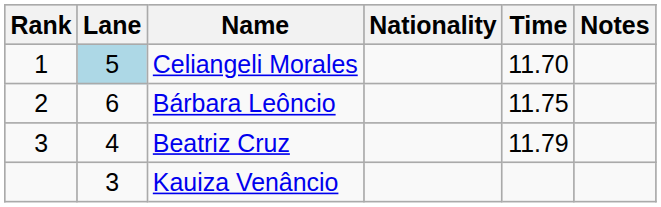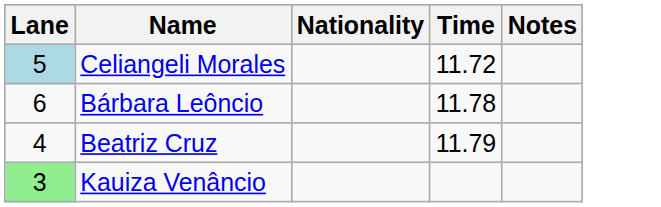- column: (41, 25)
(538, 64) 11.70 -> (466, 64) 11.72
(538, 104) 11.75 -> (466, 104) 11.78
(112, 183) no background -> (40, 183) lightgreen background
